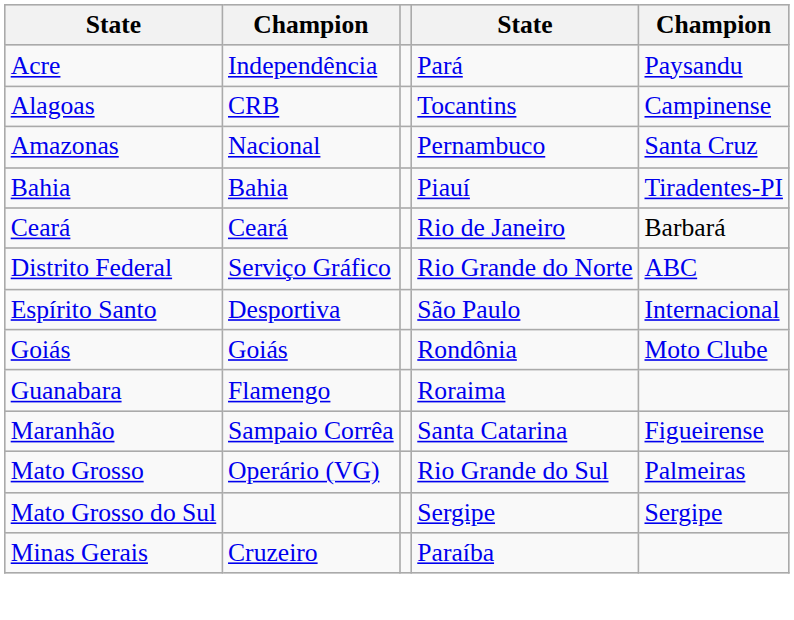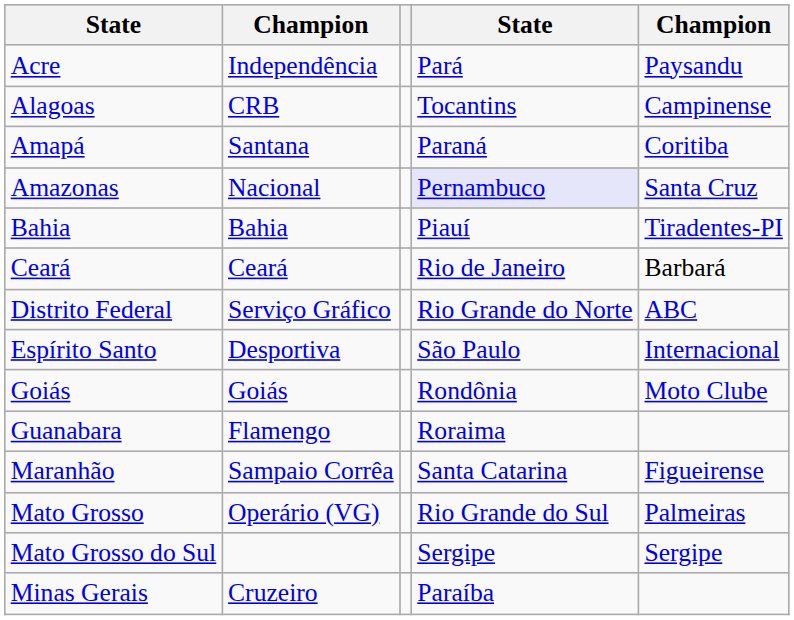+ row: (48, 146)
(481, 146) no background -> (481, 187) lavender background
